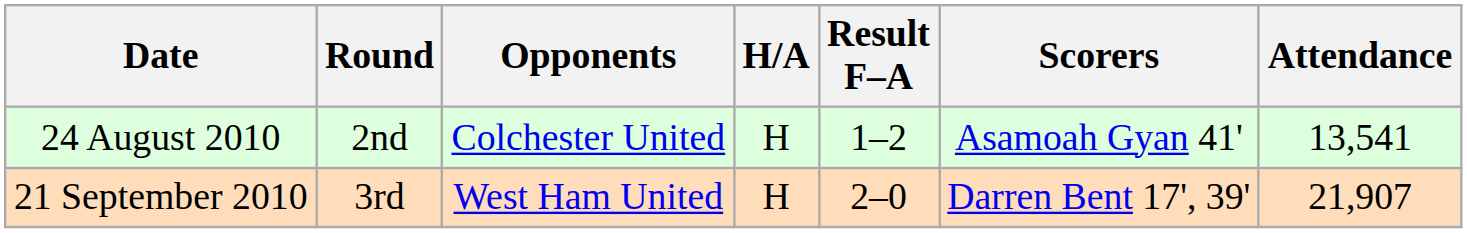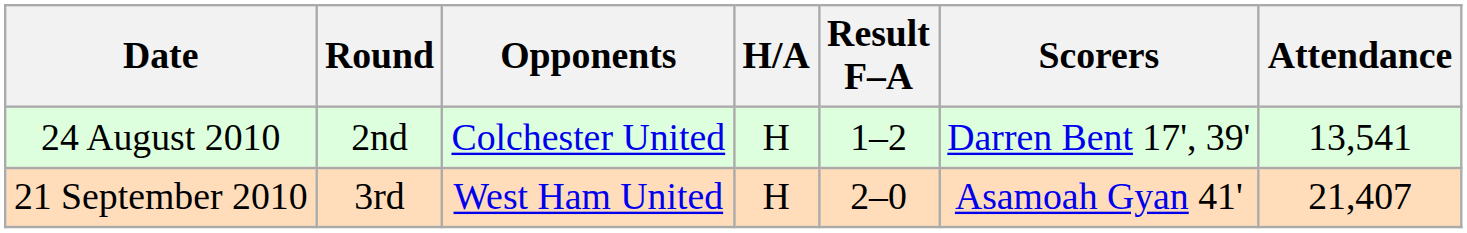(1099, 136) Asamoah Gyan 41' -> (1099, 136) Darren Bent 17', 39'
(1099, 196) Darren Bent 17', 39' -> (1099, 196) Asamoah Gyan 41'
(1360, 196) 21,907 -> (1360, 196) 21,407
